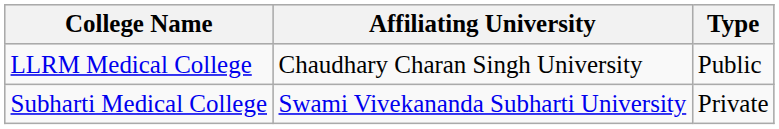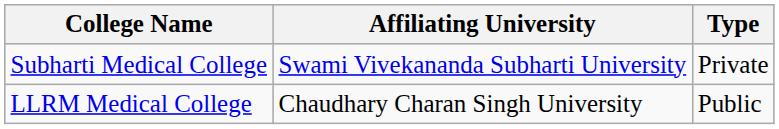rows swapped: (139, 103) <-> (131, 63)
